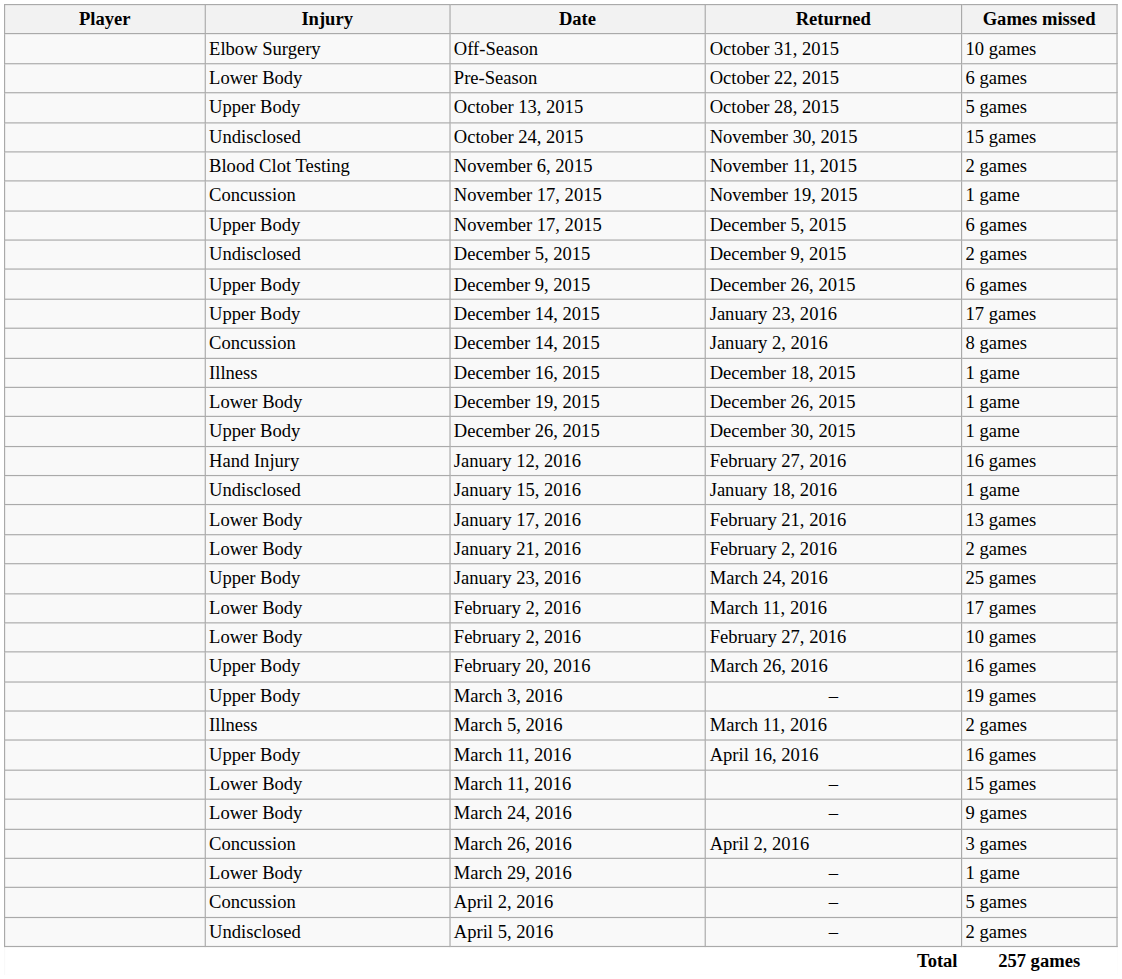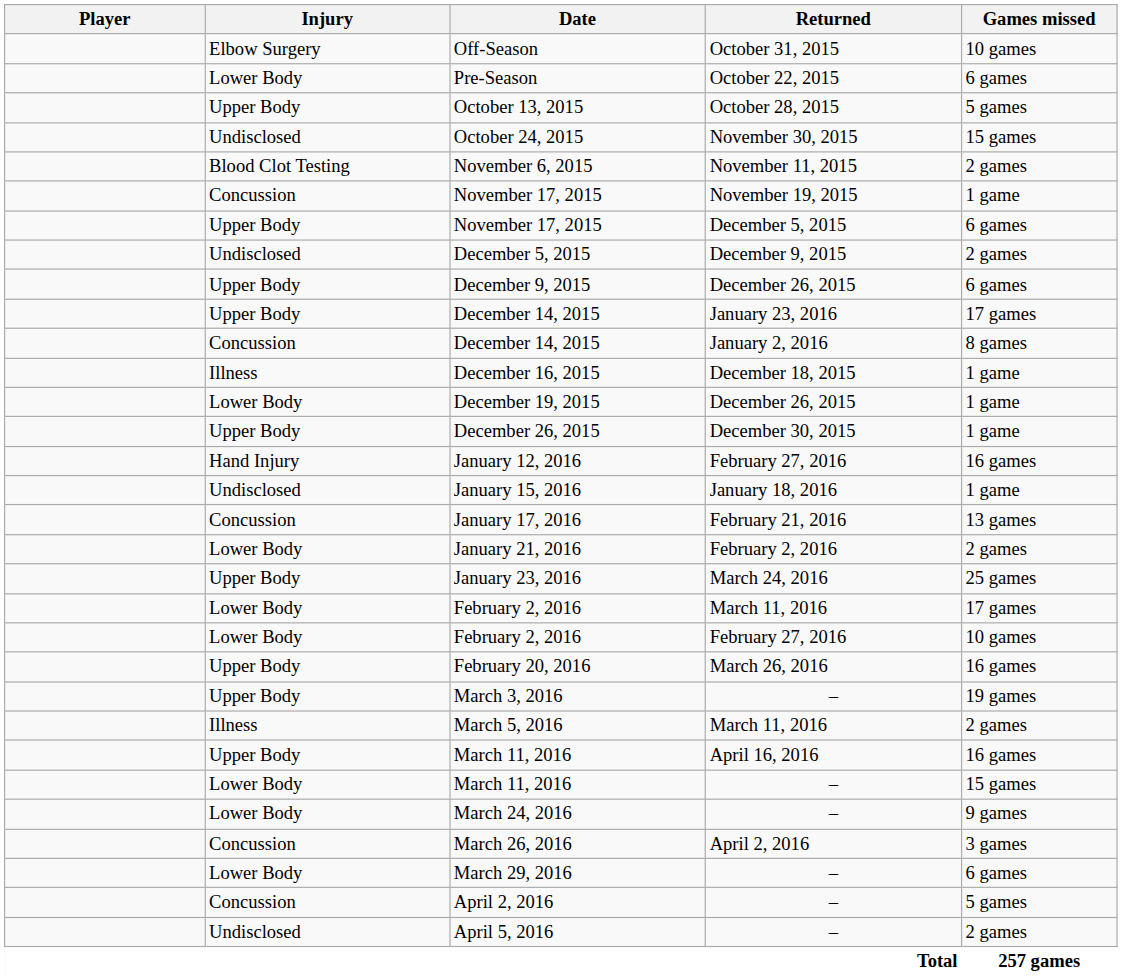(256, 519) Lower Body -> (252, 519) Concussion
(993, 872) 1 game -> (996, 872) 6 games
